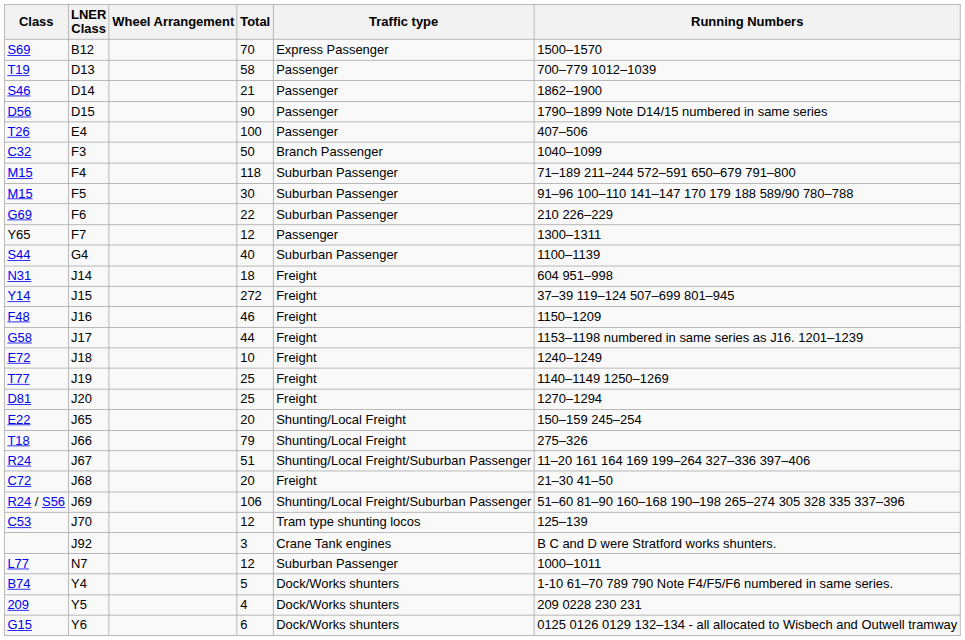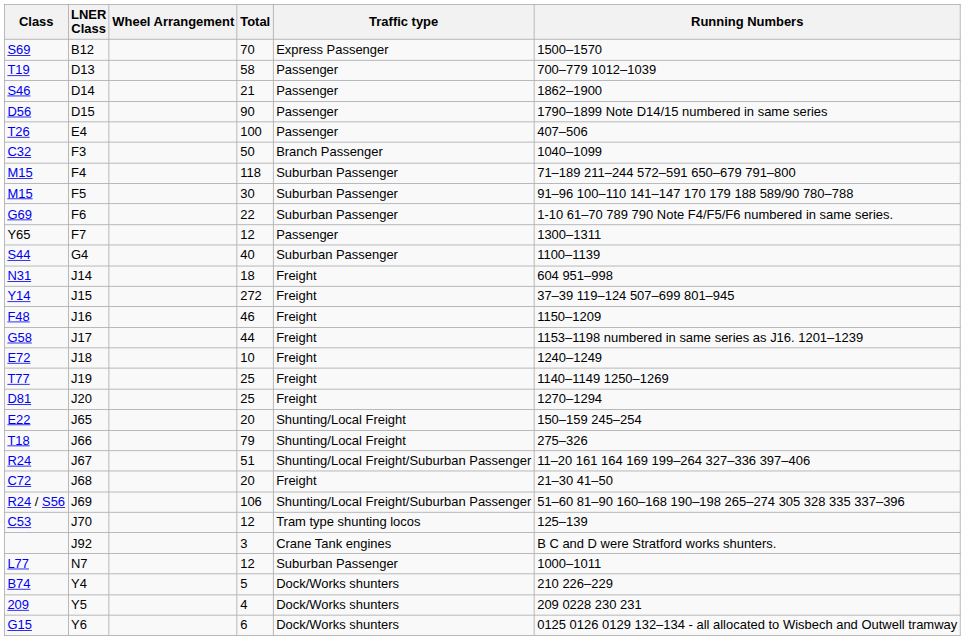(575, 214) 210 226–229 -> (715, 214) 1-10 61–70 789 790 Note F4/F5/F6 numbered in same series.
(715, 584) 1-10 61–70 789 790 Note F4/F5/F6 numbered in same series. -> (575, 584) 210 226–229
